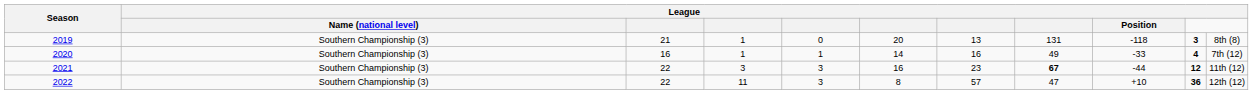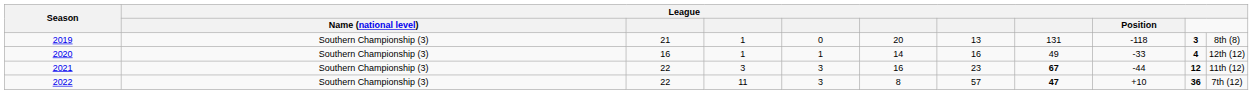(1227, 53) 7th (12) -> (1227, 53) 12th (12)
(1054, 82) normal -> (1054, 82) bold
(1227, 82) 12th (12) -> (1227, 82) 7th (12)
